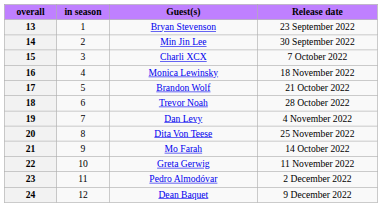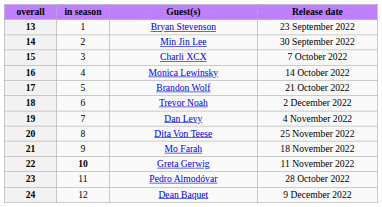(317, 73) 18 November 2022 -> (317, 73) 14 October 2022
(317, 103) 28 October 2022 -> (317, 103) 2 December 2022
(317, 149) 14 October 2022 -> (317, 149) 18 November 2022
(83, 164) normal -> (83, 164) bold
(317, 179) 2 December 2022 -> (317, 179) 28 October 2022
